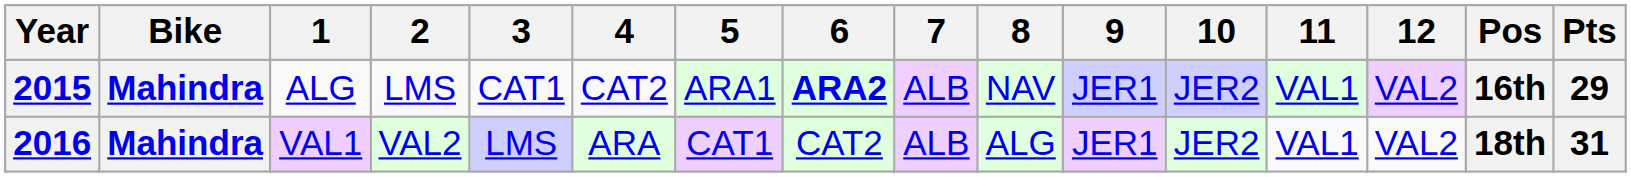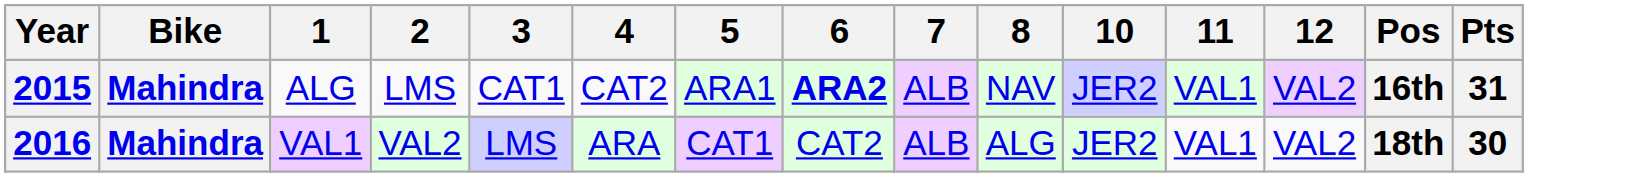- column: (1115, 32)
(1590, 87) 29 -> (1488, 87) 31
(1590, 143) 31 -> (1488, 143) 30
